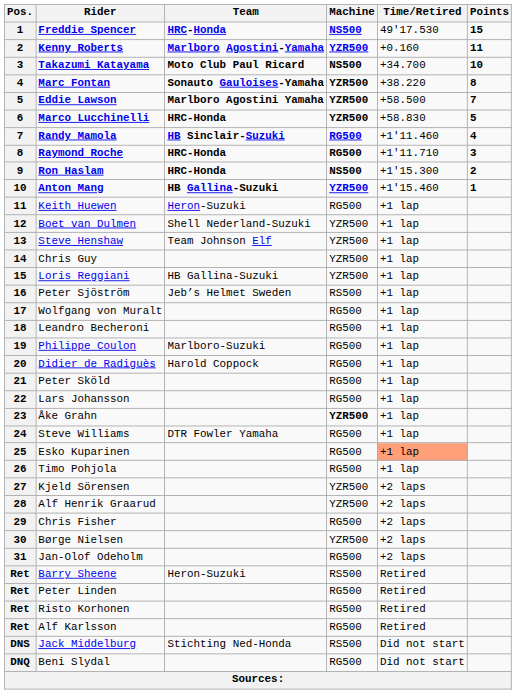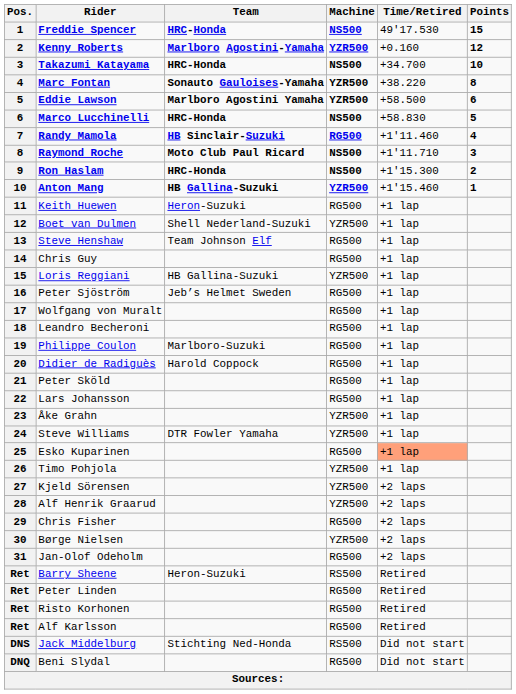(477, 49) 11 -> (477, 49) 12
(236, 66) Moto Club Paul Ricard -> (197, 66) HRC-Honda
(473, 101) 7 -> (473, 101) 6
(349, 119) YZR500 -> (345, 119) NS500
(197, 154) HRC-Honda -> (236, 154) Moto Club Paul Ricard
(345, 154) RG500 -> (345, 154) NS500
(349, 242) YZR500 -> (345, 242) RG500
(349, 259) YZR500 -> (345, 259) RG500
(345, 294) RS500 -> (345, 294) RG500
(349, 417) bold -> (349, 417) normal
(345, 435) RG500 -> (349, 435) YZR500
(345, 470) RG500 -> (349, 470) YZR500
